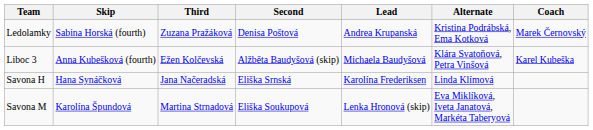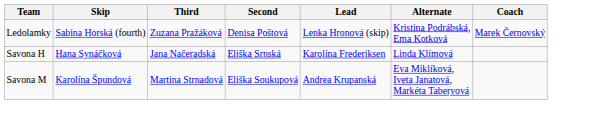(380, 33) Andrea Krupanská -> (346, 33) Lenka Hronová (skip)
- row: (22, 59)
(387, 107) Lenka Hronová (skip) -> (339, 80) Andrea Krupanská
